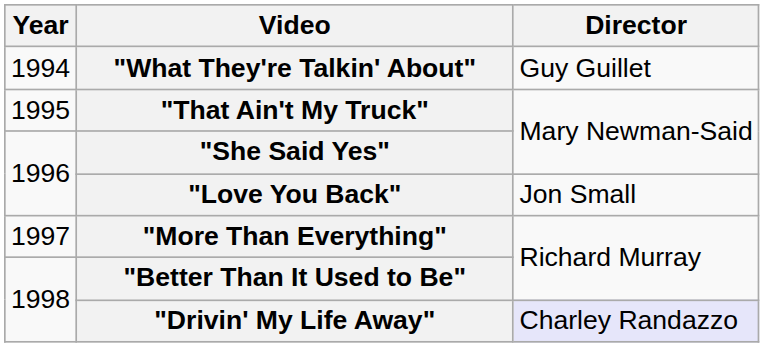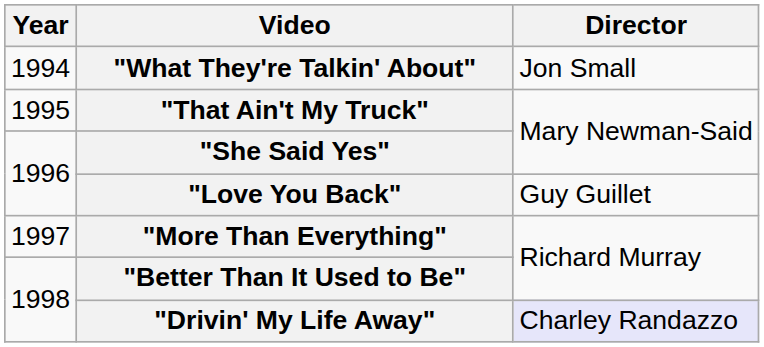(585, 67) Guy Guillet -> (578, 67) Jon Small
(578, 194) Jon Small -> (585, 194) Guy Guillet
